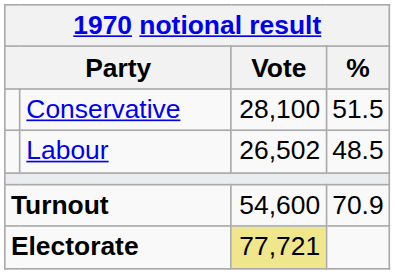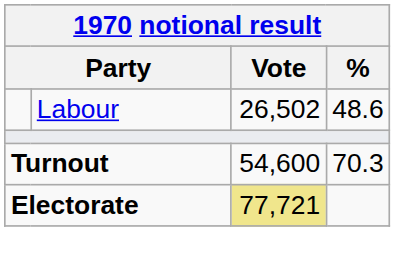- row: (103, 109)
(358, 151) 48.5 -> (358, 109) 48.6
(358, 205) 70.9 -> (358, 163) 70.3
